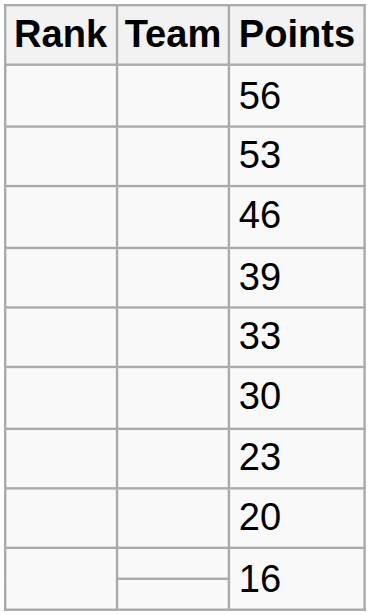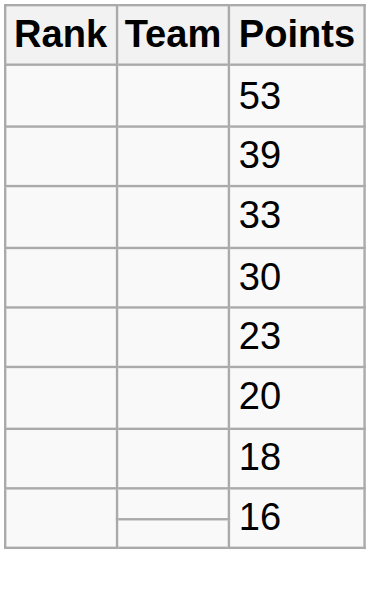- row: (61, 96)
- row: (61, 217)
+ row: (61, 458)
